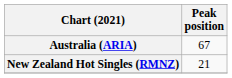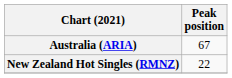(204, 63) 21 -> (204, 63) 22
